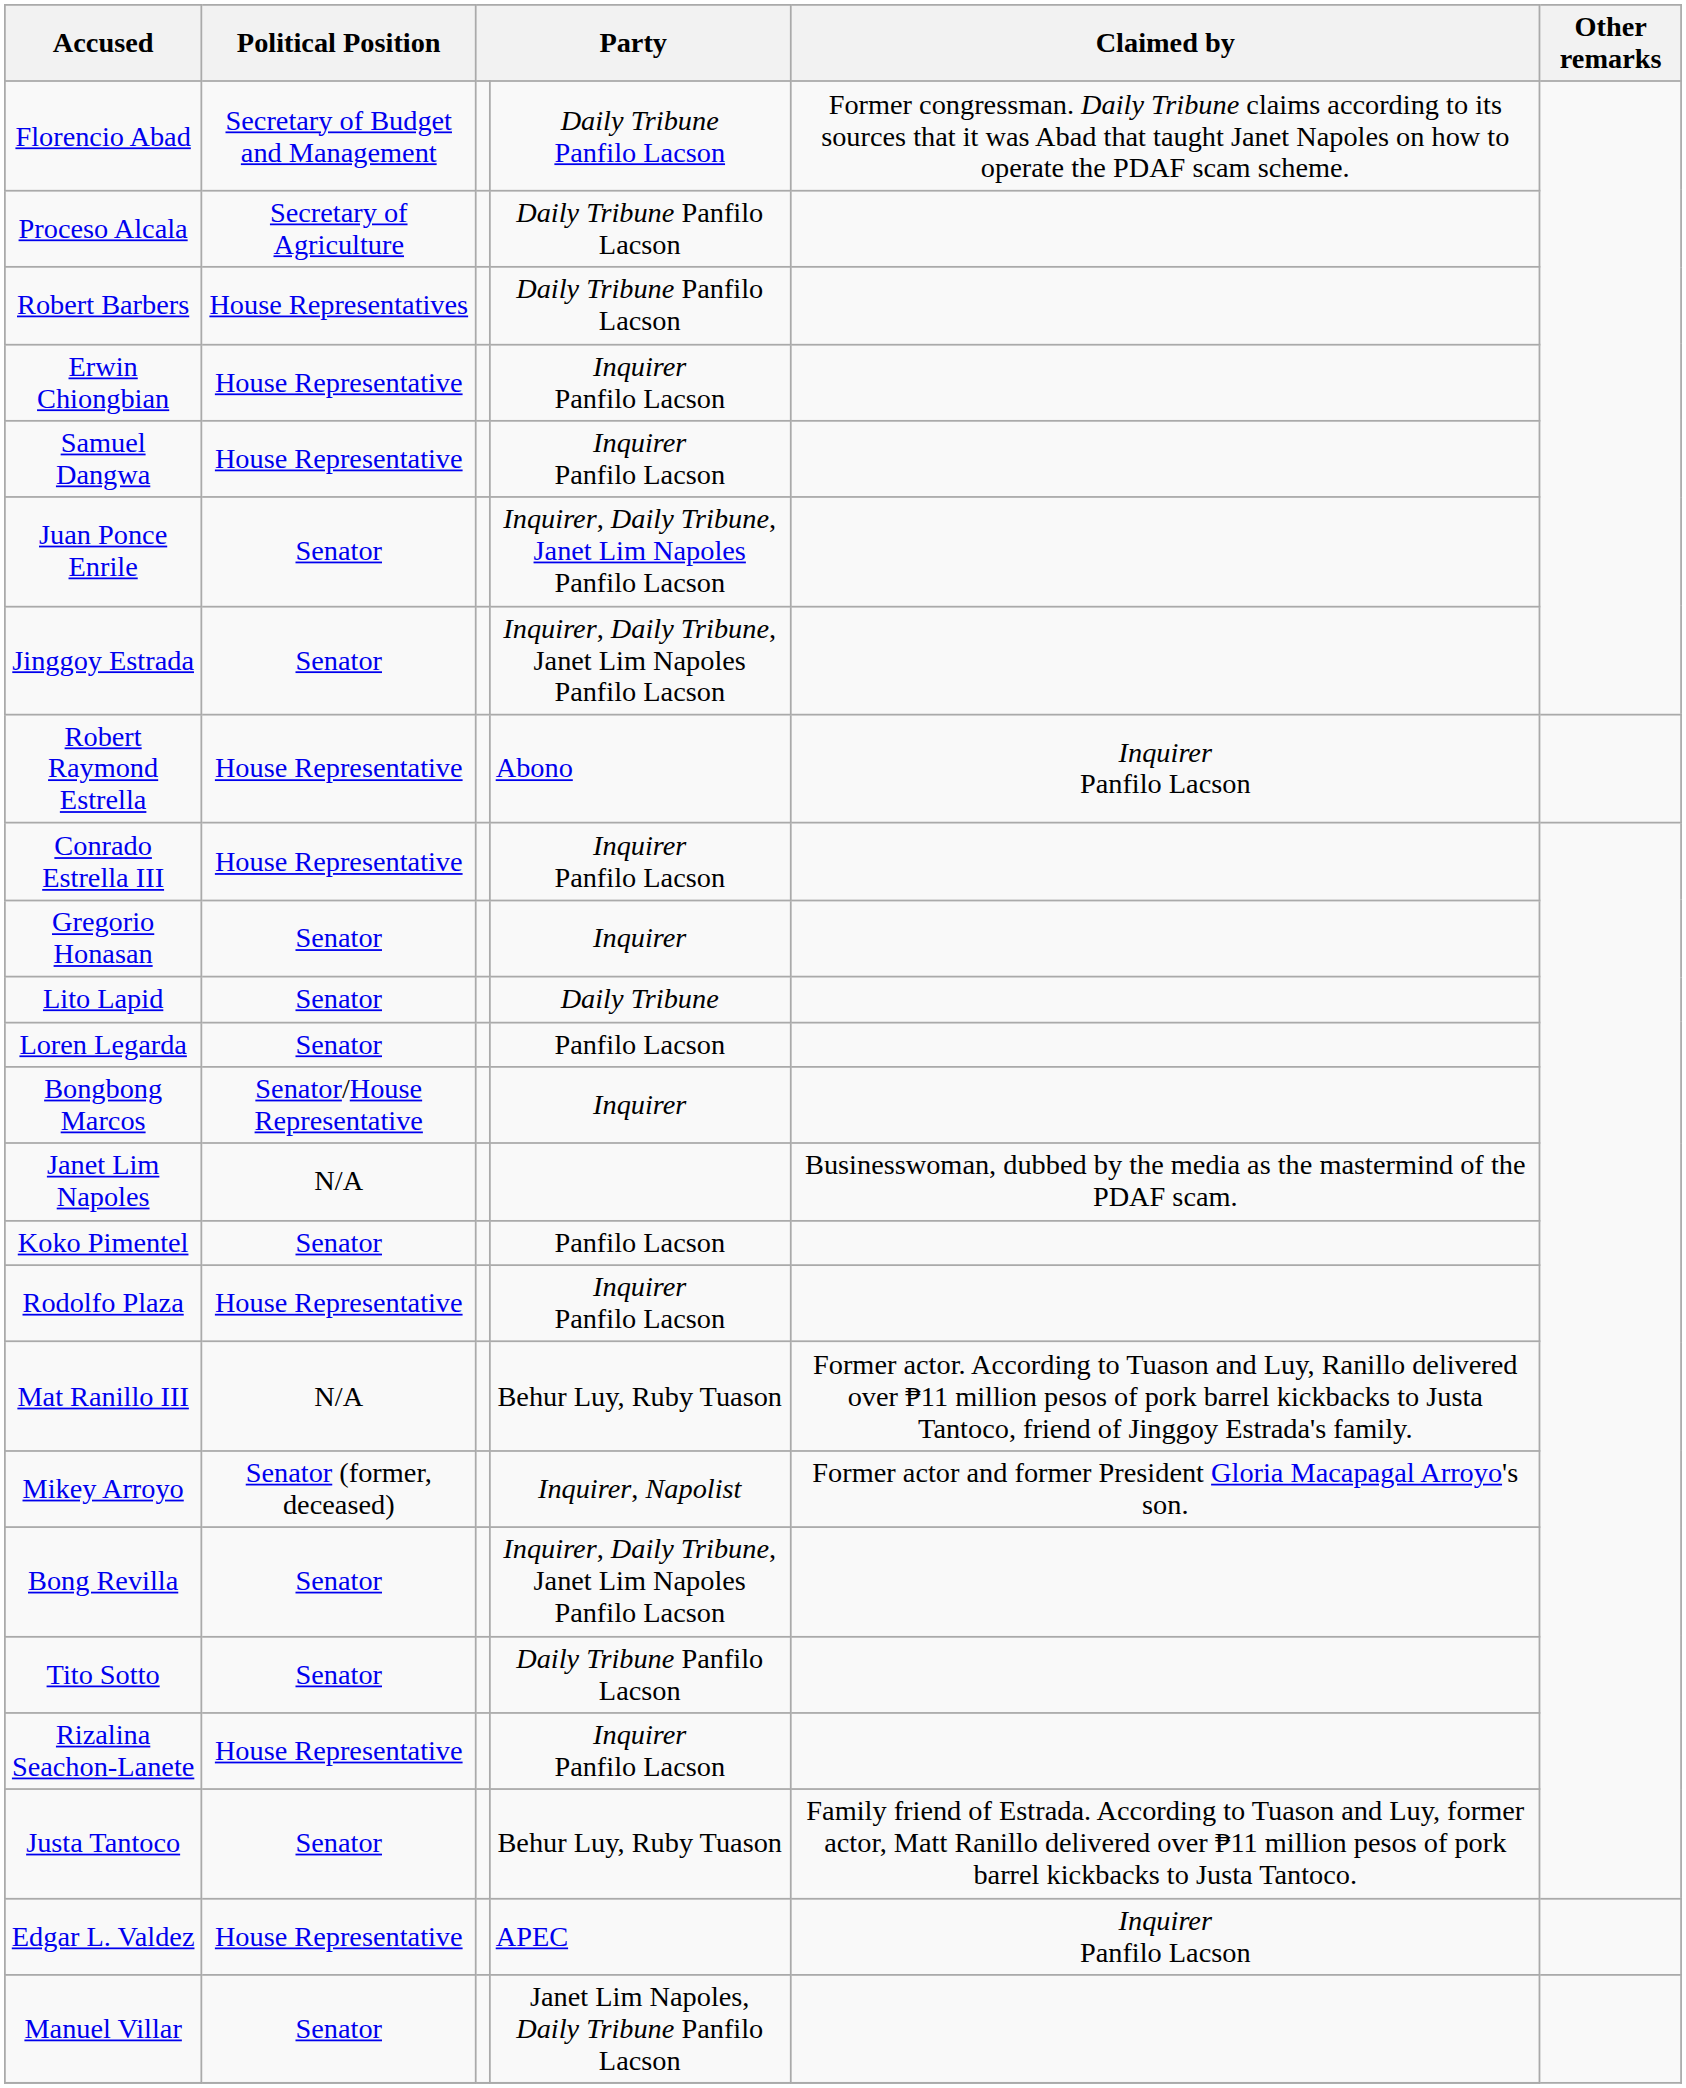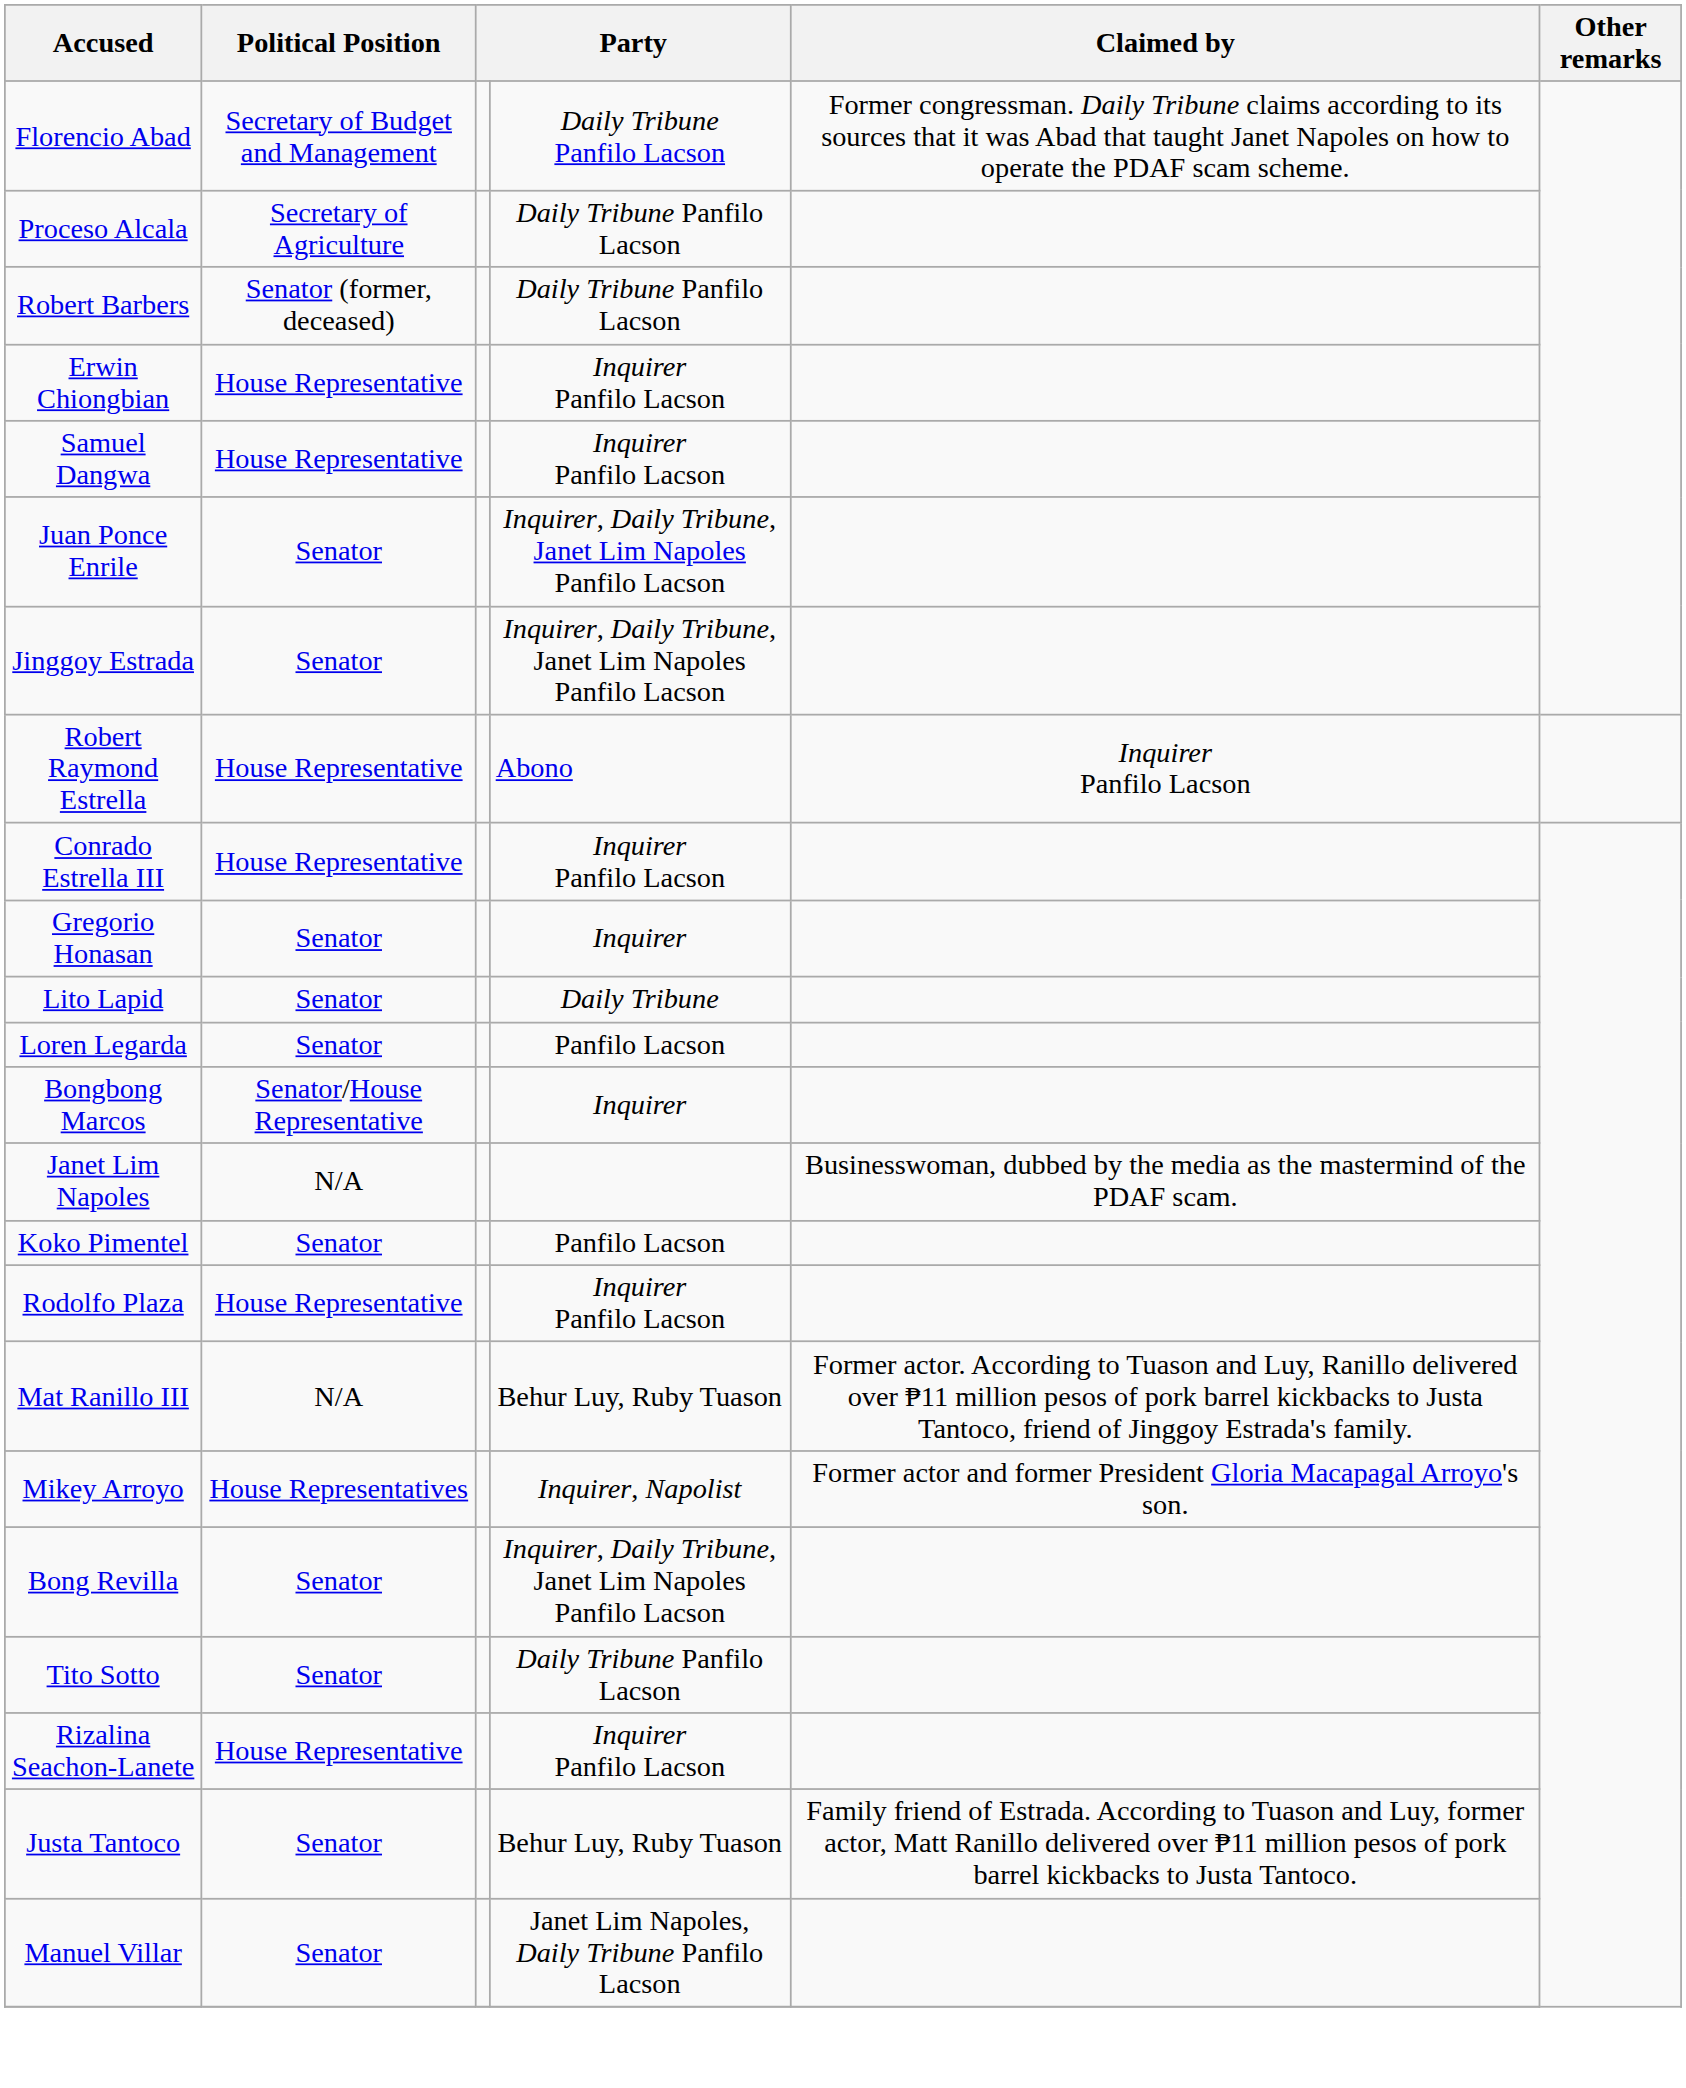(339, 305) House Representatives -> (339, 305) Senator (former, deceased)
(339, 1488) Senator (former, deceased) -> (339, 1488) House Representatives
- row: (103, 1936)
